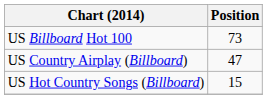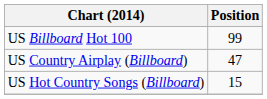(235, 37) 73 -> (235, 37) 99
